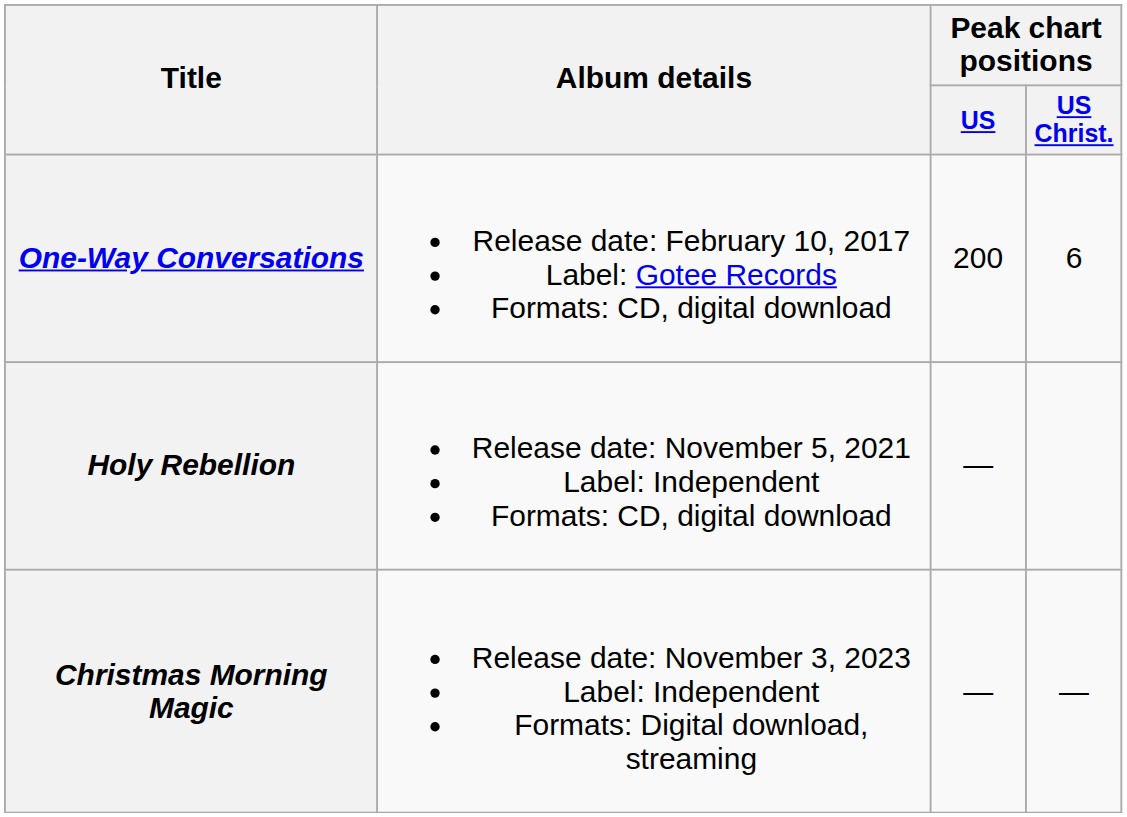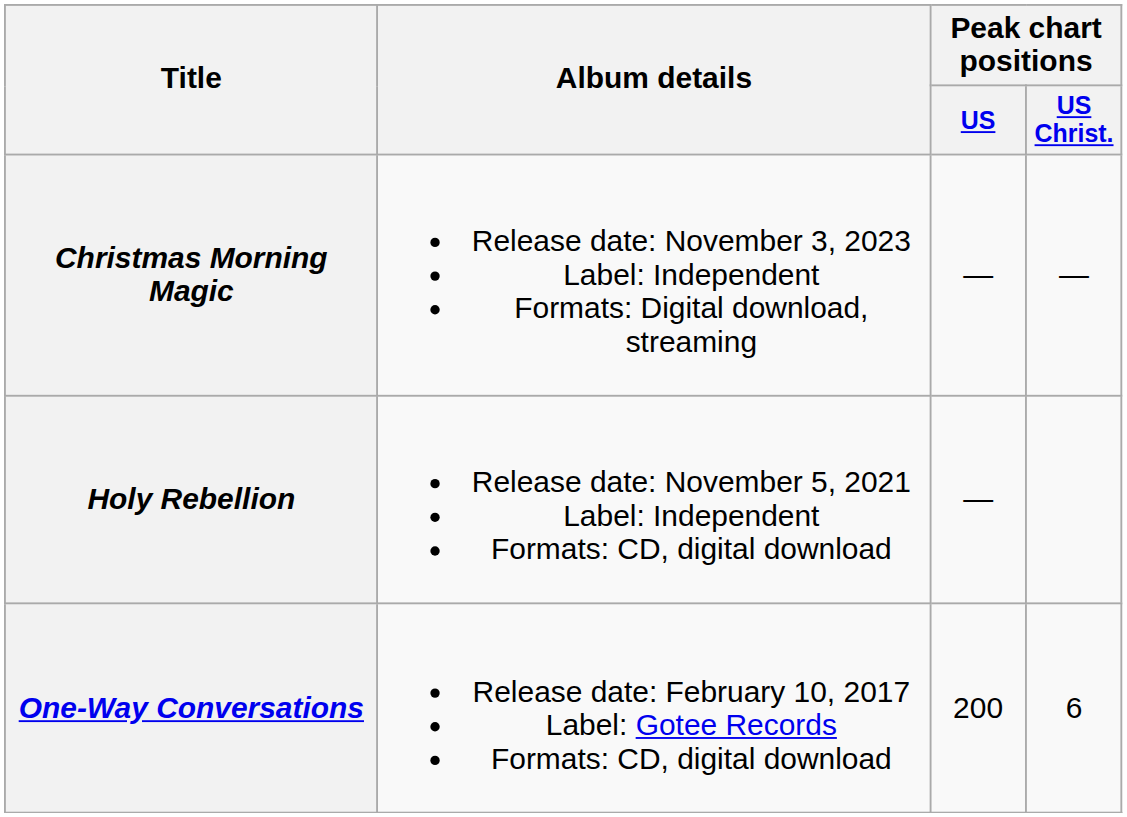rows swapped: (191, 257) <-> (191, 691)
